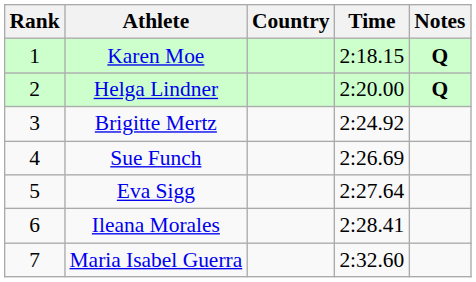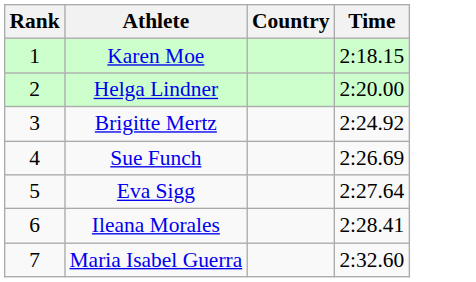- column: (440, 21)
